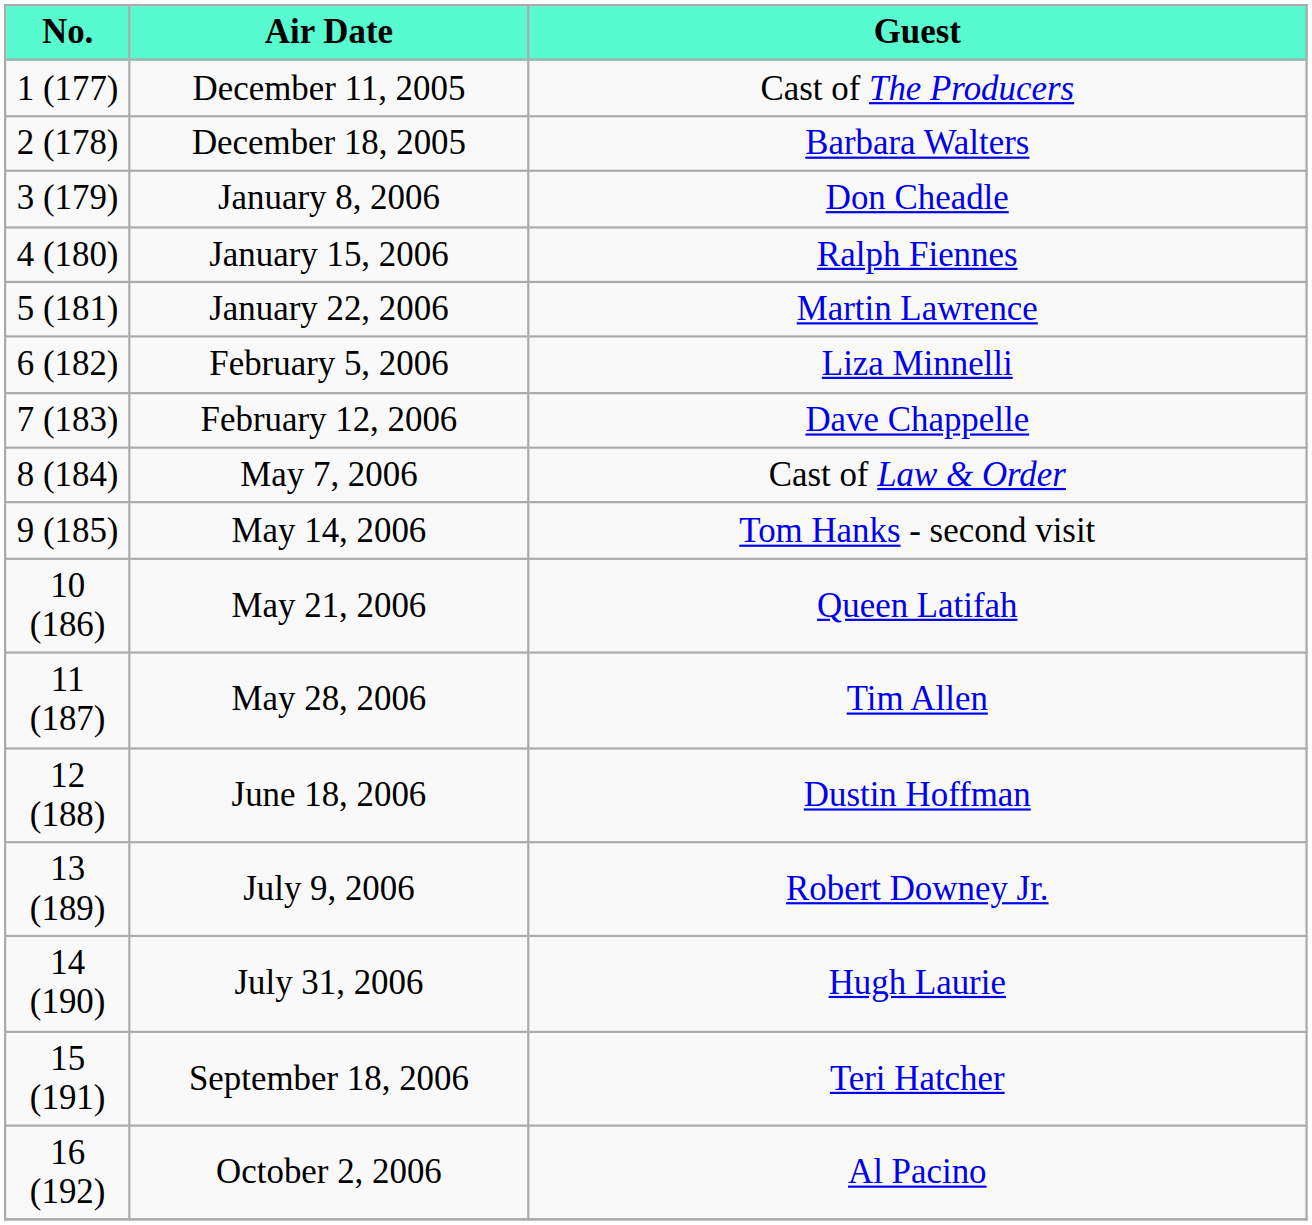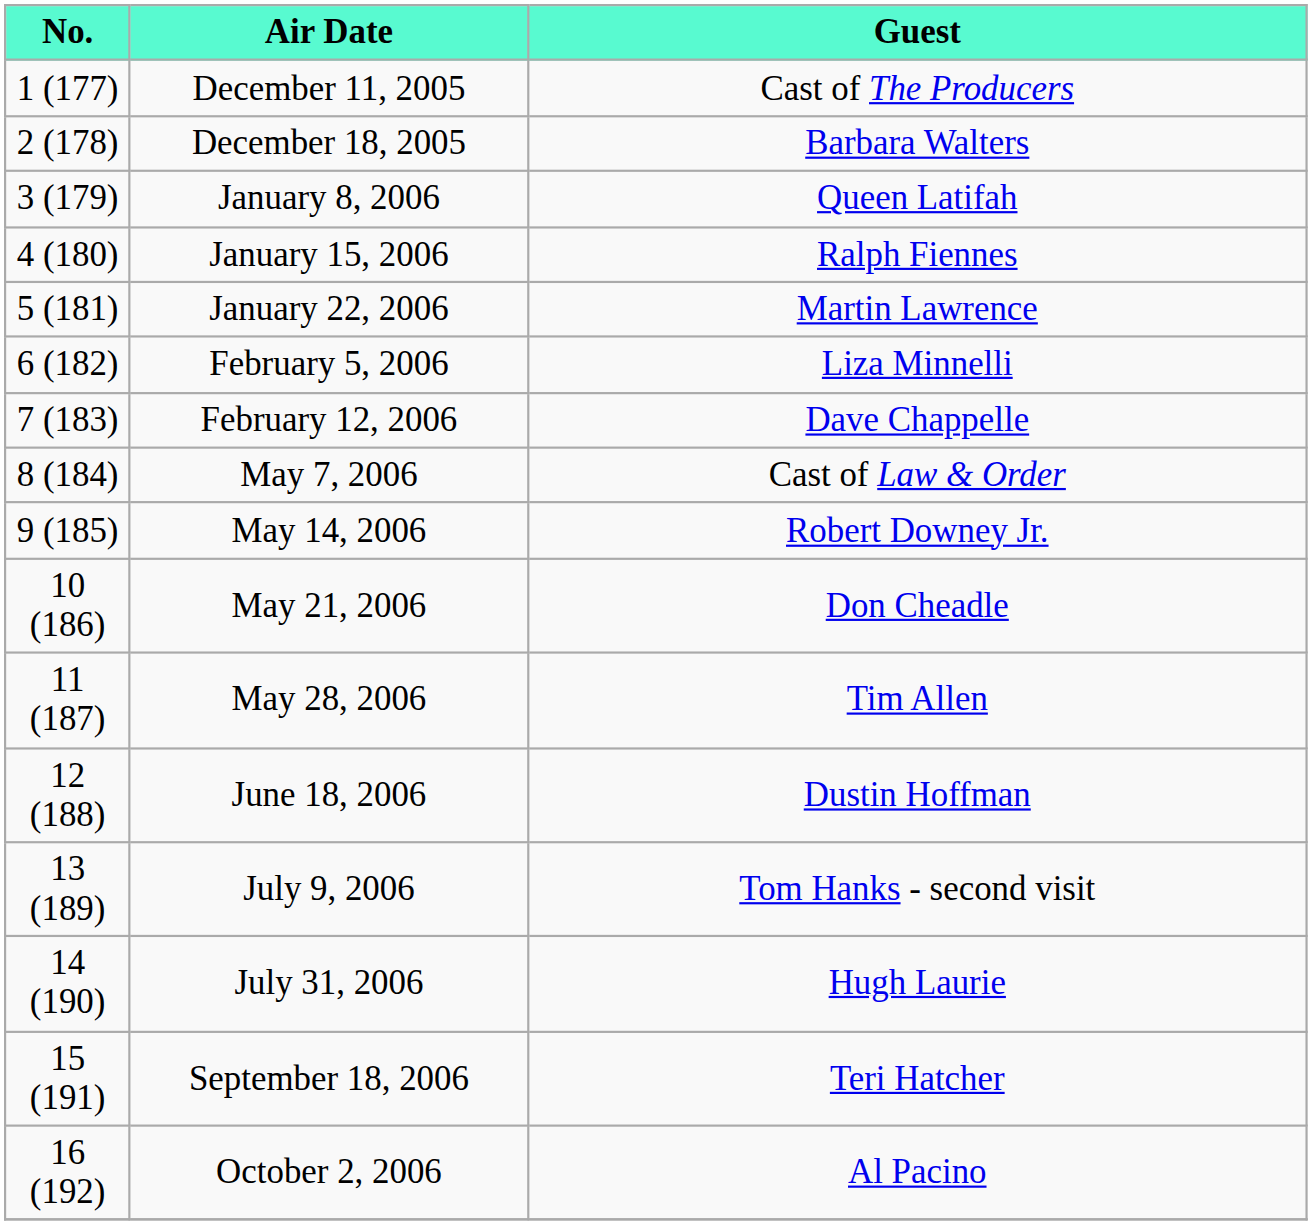(917, 198) Don Cheadle -> (917, 198) Queen Latifah
(917, 530) Tom Hanks - second visit -> (917, 530) Robert Downey Jr.
(917, 604) Queen Latifah -> (917, 604) Don Cheadle
(917, 888) Robert Downey Jr. -> (917, 888) Tom Hanks - second visit
